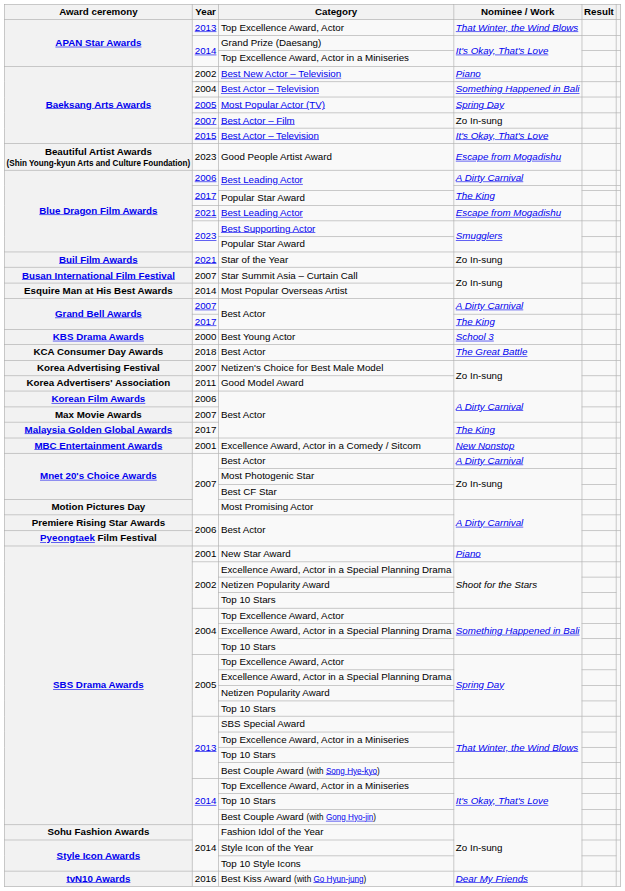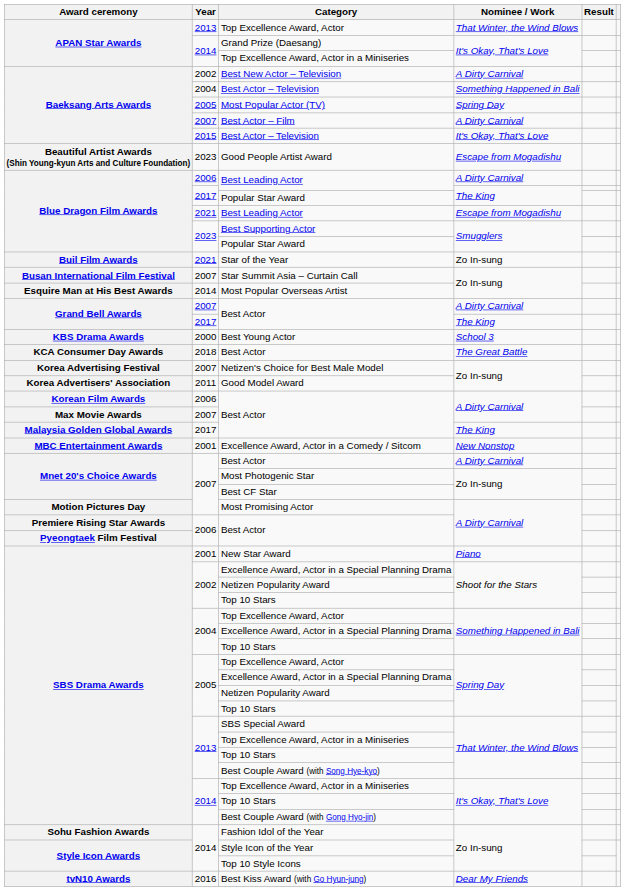(468, 74) Piano -> (490, 74) A Dirty Carnival
(479, 120) Zo In-sung -> (490, 120) A Dirty Carnival
